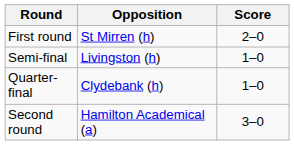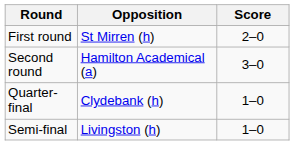rows swapped: (31, 121) <-> (38, 57)
